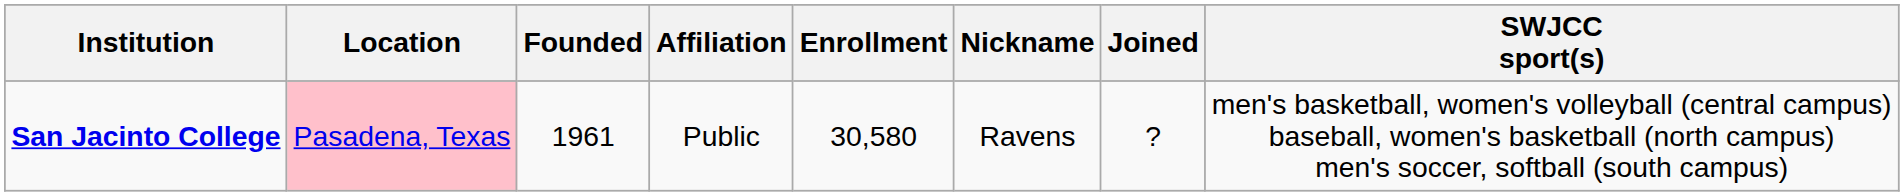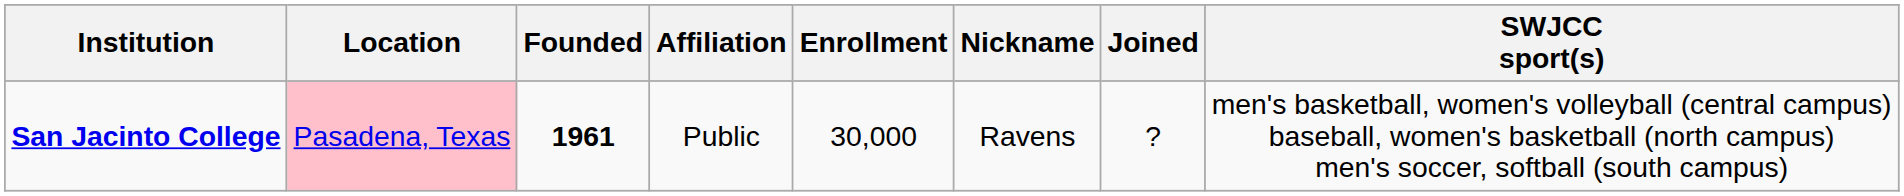(583, 135) normal -> (583, 135) bold
(874, 135) 30,580 -> (874, 135) 30,000
